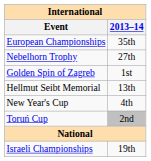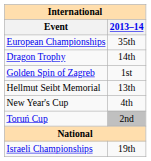- row: (42, 57)
+ row: (36, 57)
